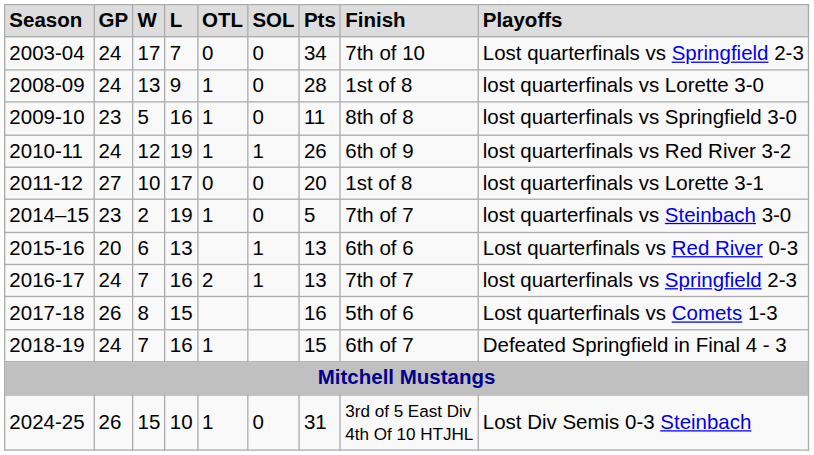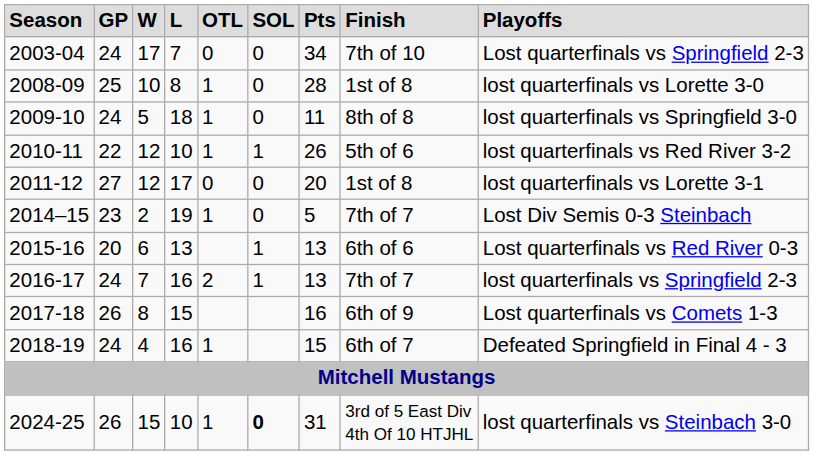(110, 85) 24 -> (110, 85) 25
(149, 85) 13 -> (149, 85) 10
(176, 85) 9 -> (176, 85) 8
(110, 118) 23 -> (110, 118) 24
(181, 118) 16 -> (181, 118) 18
(110, 150) 24 -> (110, 150) 22
(181, 150) 19 -> (181, 150) 10
(379, 150) 6th of 9 -> (379, 150) 5th of 6
(149, 183) 10 -> (149, 183) 12
(637, 215) lost quarterfinals vs Steinbach 3-0 -> (617, 215) Lost Div Semis 0-3 Steinbach
(379, 313) 5th of 6 -> (379, 313) 6th of 9
(143, 345) 7 -> (143, 345) 4
(258, 422) normal -> (258, 422) bold
(617, 422) Lost Div Semis 0-3 Steinbach -> (637, 422) lost quarterfinals vs Steinbach 3-0
